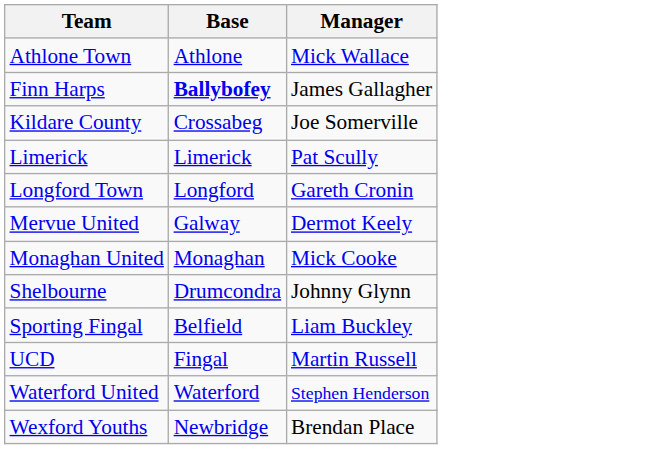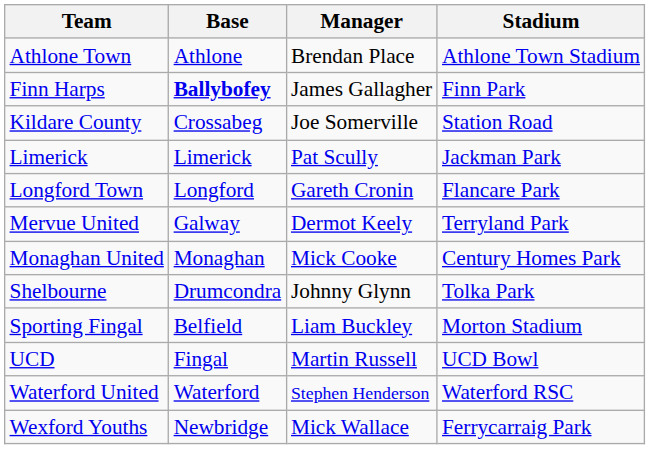+ column: (541, 21)
(350, 55) Mick Wallace -> (353, 55) Brendan Place
(353, 426) Brendan Place -> (350, 426) Mick Wallace
